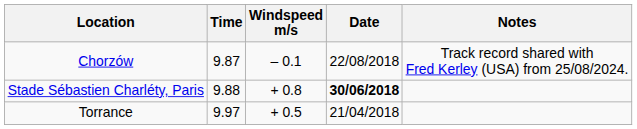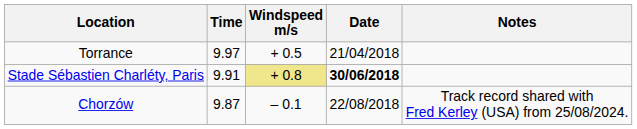rows swapped: (106, 61) <-> (106, 113)
(226, 91) 9.88 -> (226, 75) 9.91
(286, 91) no background -> (286, 75) khaki background
